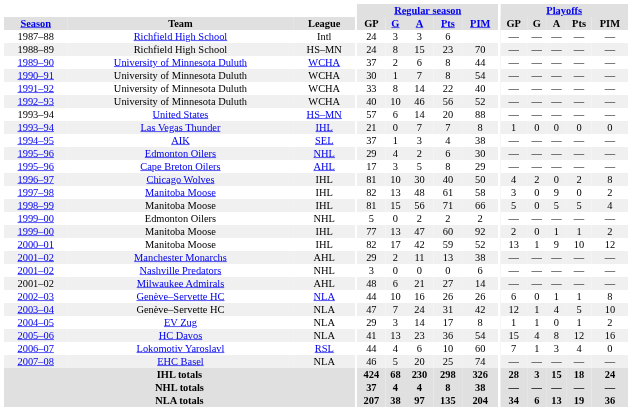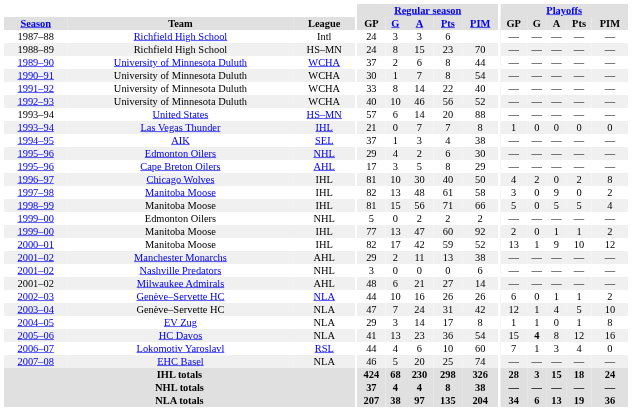(610, 296) 8 -> (610, 296) 2
(610, 322) 2 -> (610, 322) 8
(537, 335) normal -> (537, 335) bold
